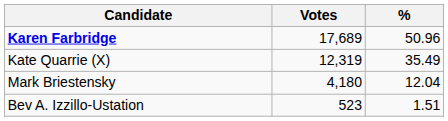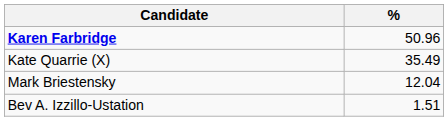- column: (319, 15)
